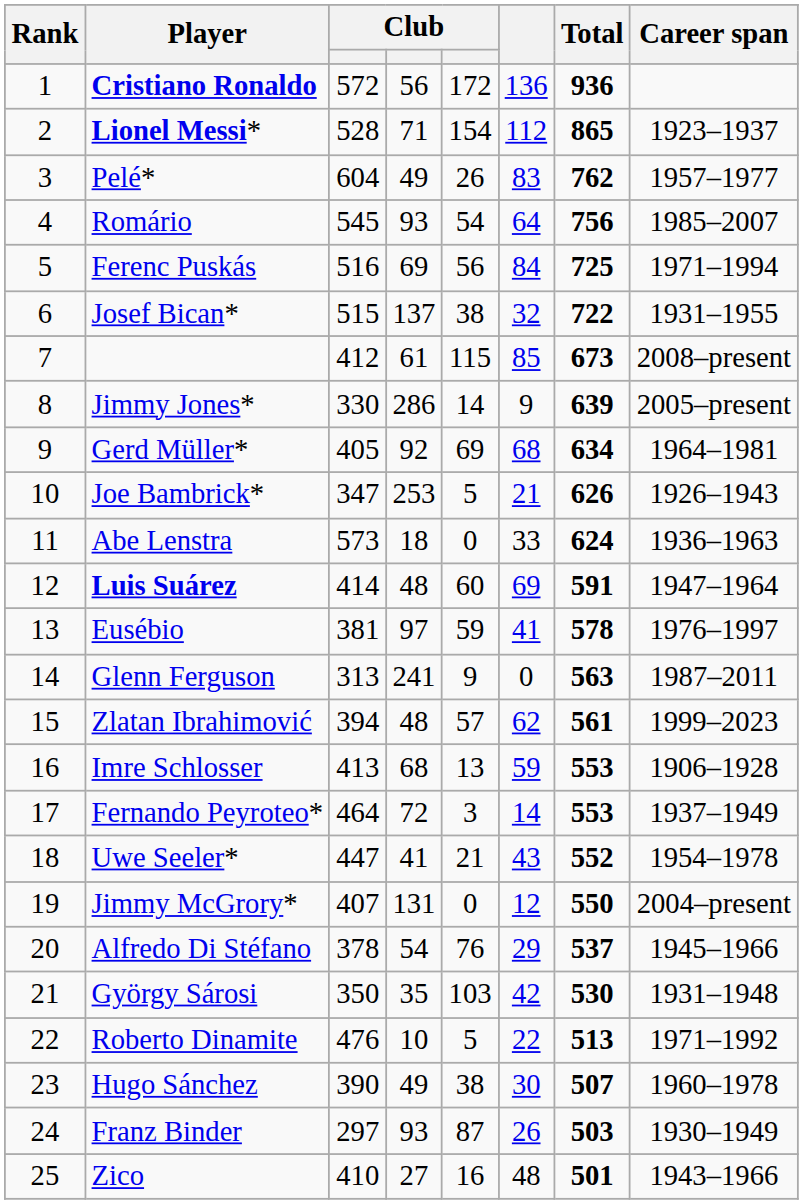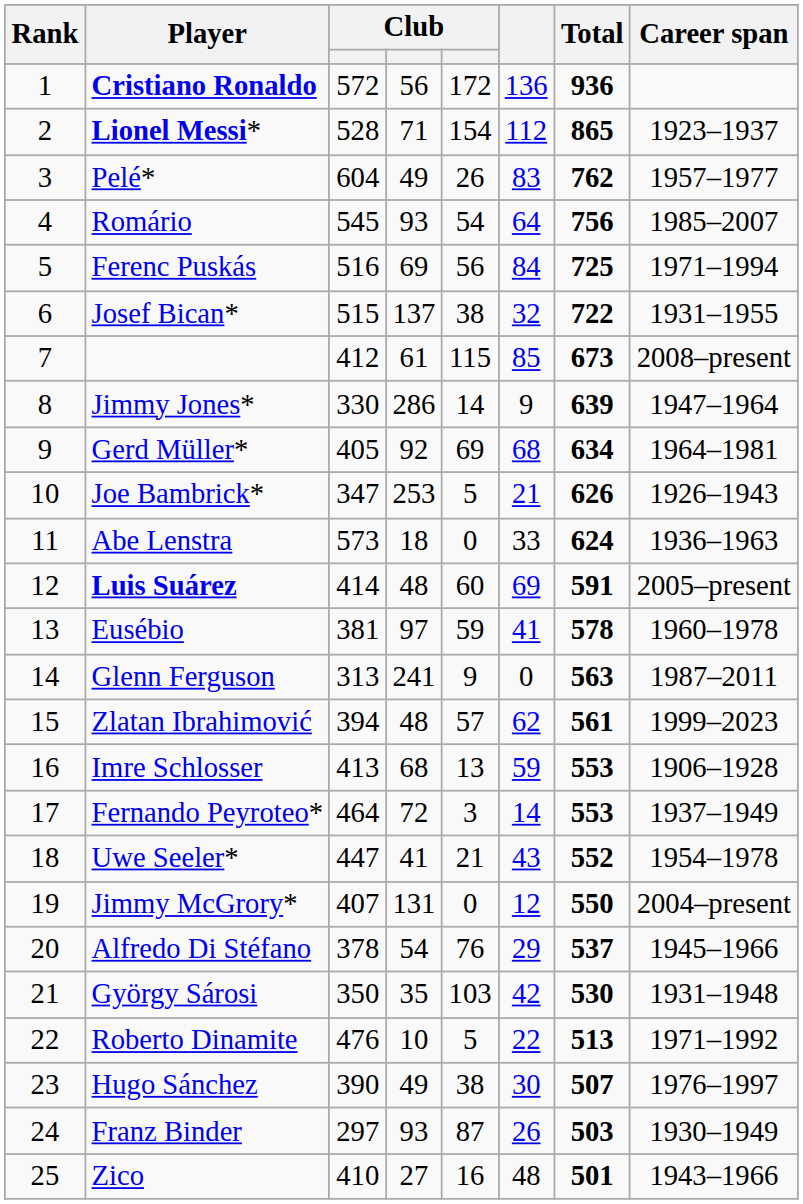(714, 403) 2005–present -> (714, 403) 1947–1964
(714, 585) 1947–1964 -> (714, 585) 2005–present
(714, 630) 1976–1997 -> (714, 630) 1960–1978
(714, 1085) 1960–1978 -> (714, 1085) 1976–1997
